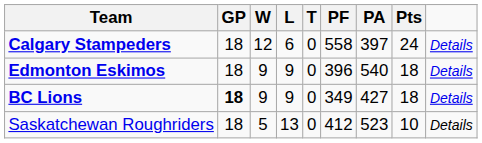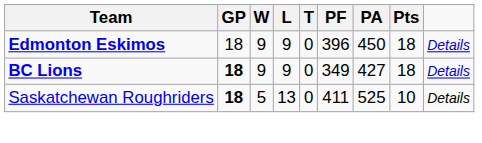- row: (90, 44)
(374, 71) 540 -> (371, 44) 450
(234, 124) normal -> (234, 97) bold
(339, 124) 412 -> (336, 97) 411
(374, 124) 523 -> (371, 97) 525
